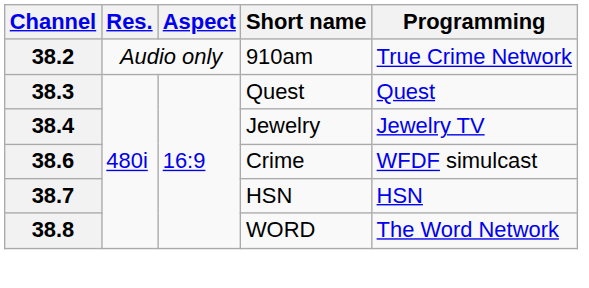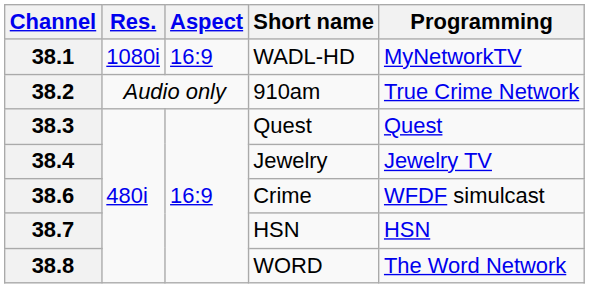+ row: (53, 56)
